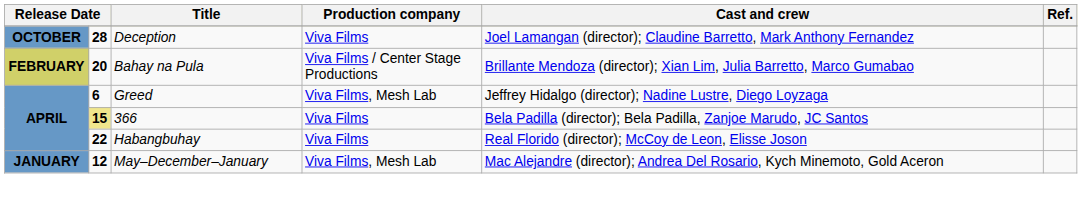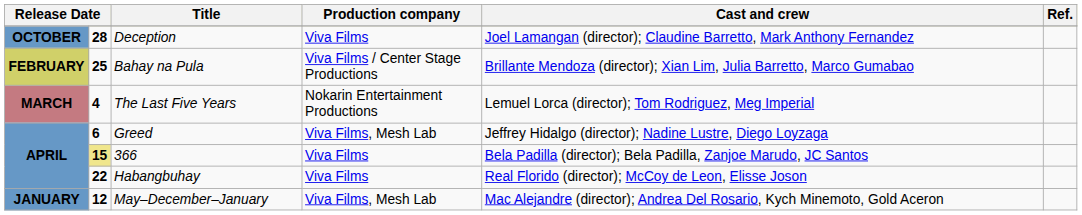(100, 66) 20 -> (100, 66) 25
+ row: (175, 104)
